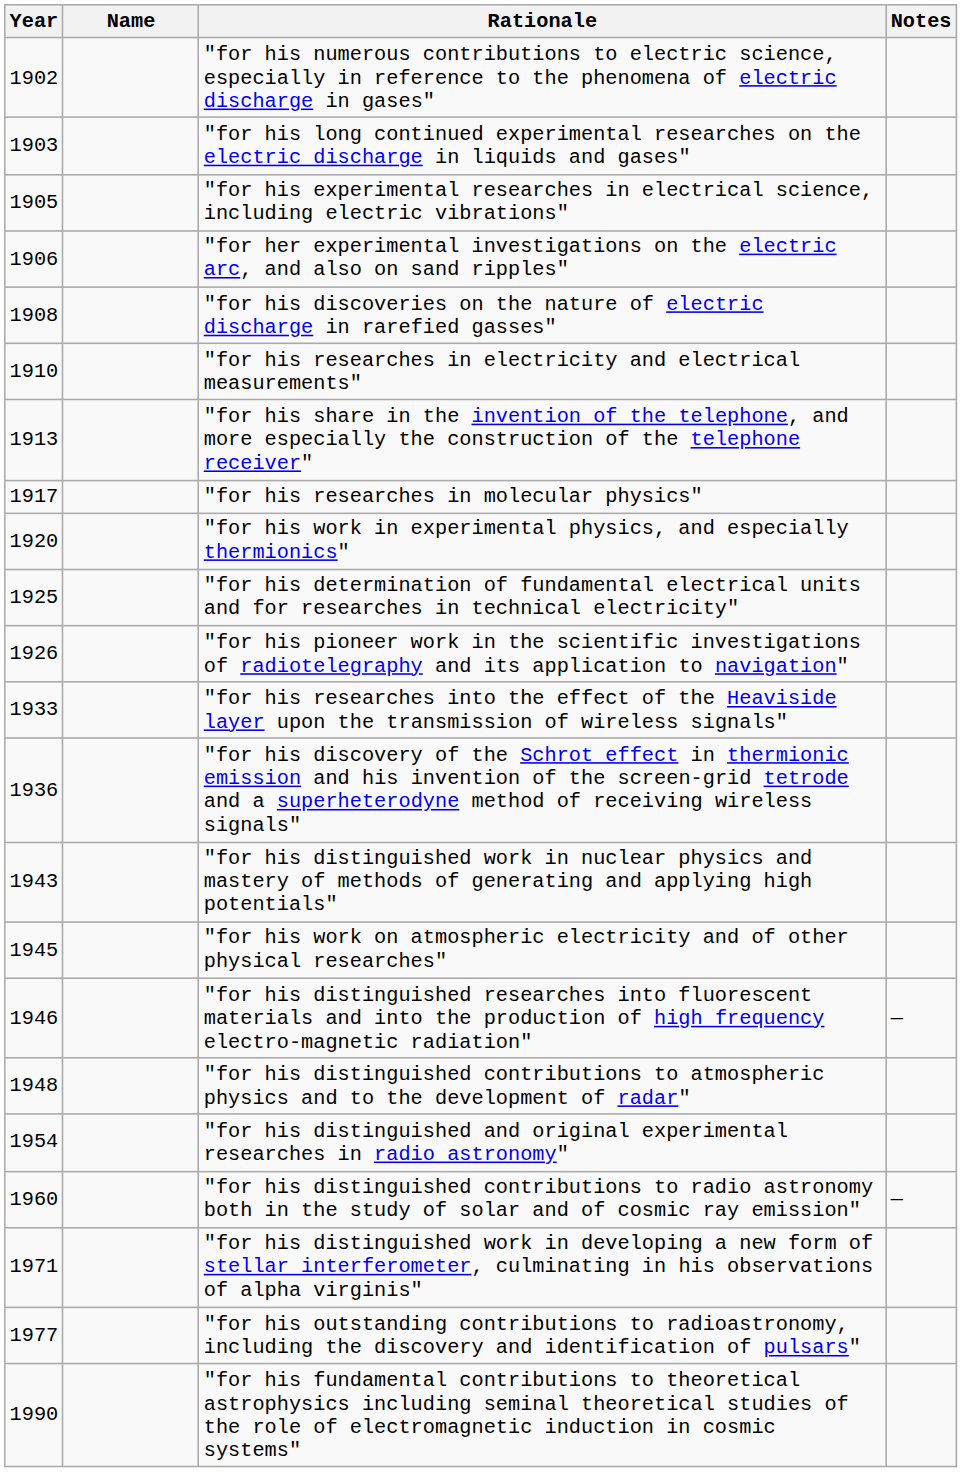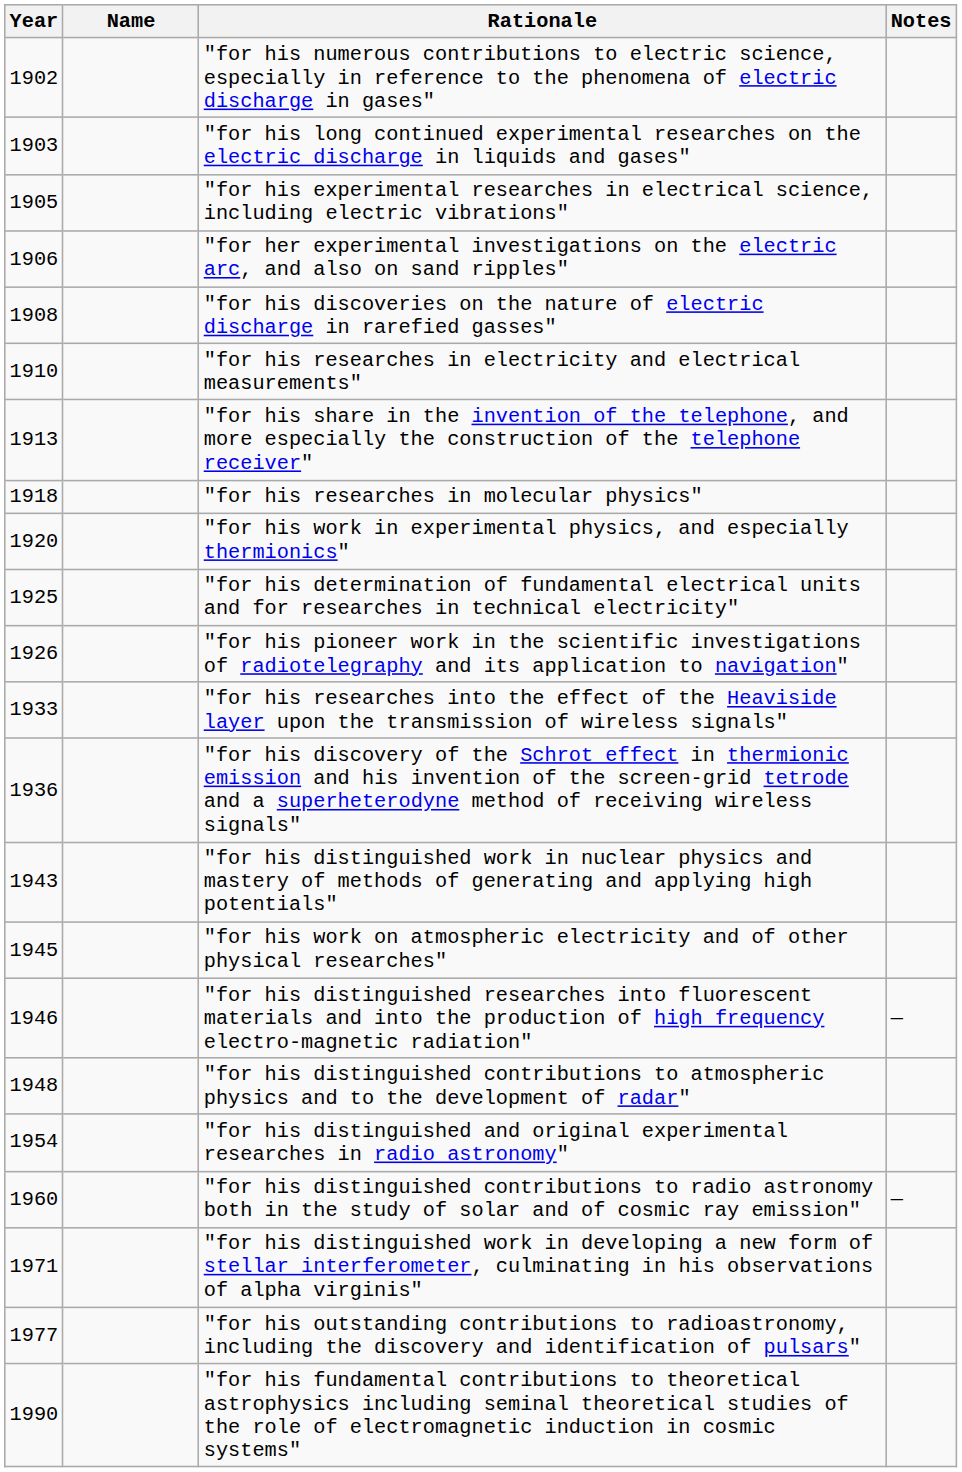(34, 496) 1917 -> (34, 496) 1918
